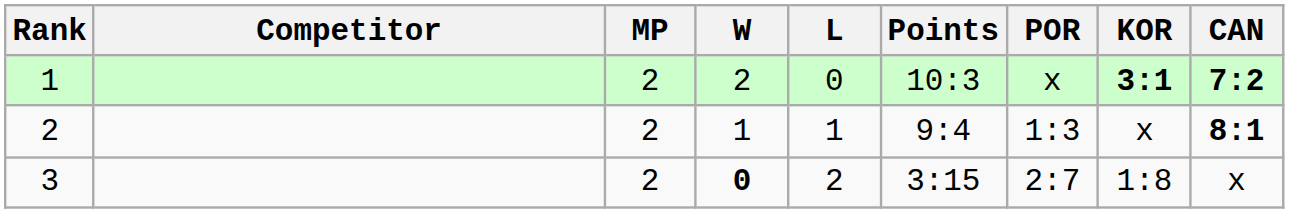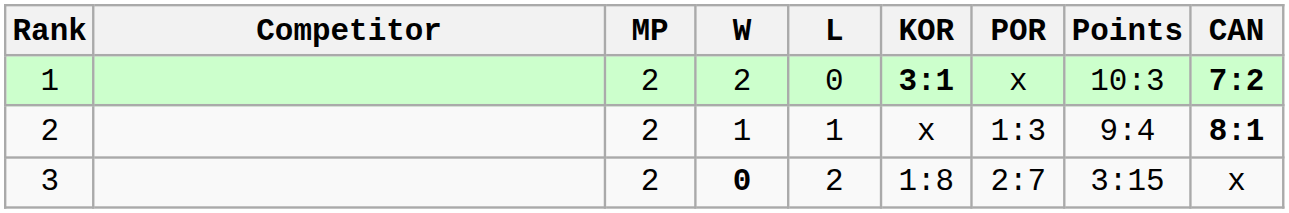columns swapped: (943, 30) <-> (1144, 30)
